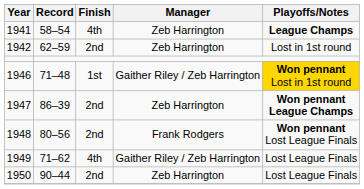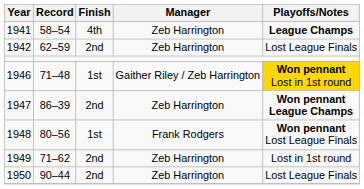(311, 47) Lost in 1st round -> (311, 47) Lost League Finals
(95, 135) 2nd -> (95, 135) 1st
(95, 158) 4th -> (95, 158) 2nd
(188, 158) Gaither Riley / Zeb Harrington -> (188, 158) Zeb Harrington
(311, 158) Lost League Finals -> (311, 158) Lost in 1st round
